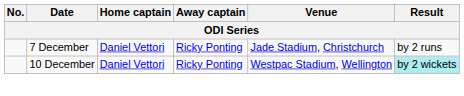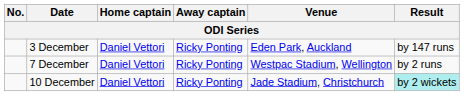+ row: (59, 47)
(317, 47) Jade Stadium, Christchurch -> (321, 64) Westpac Stadium, Wellington
(321, 64) Westpac Stadium, Wellington -> (317, 82) Jade Stadium, Christchurch
